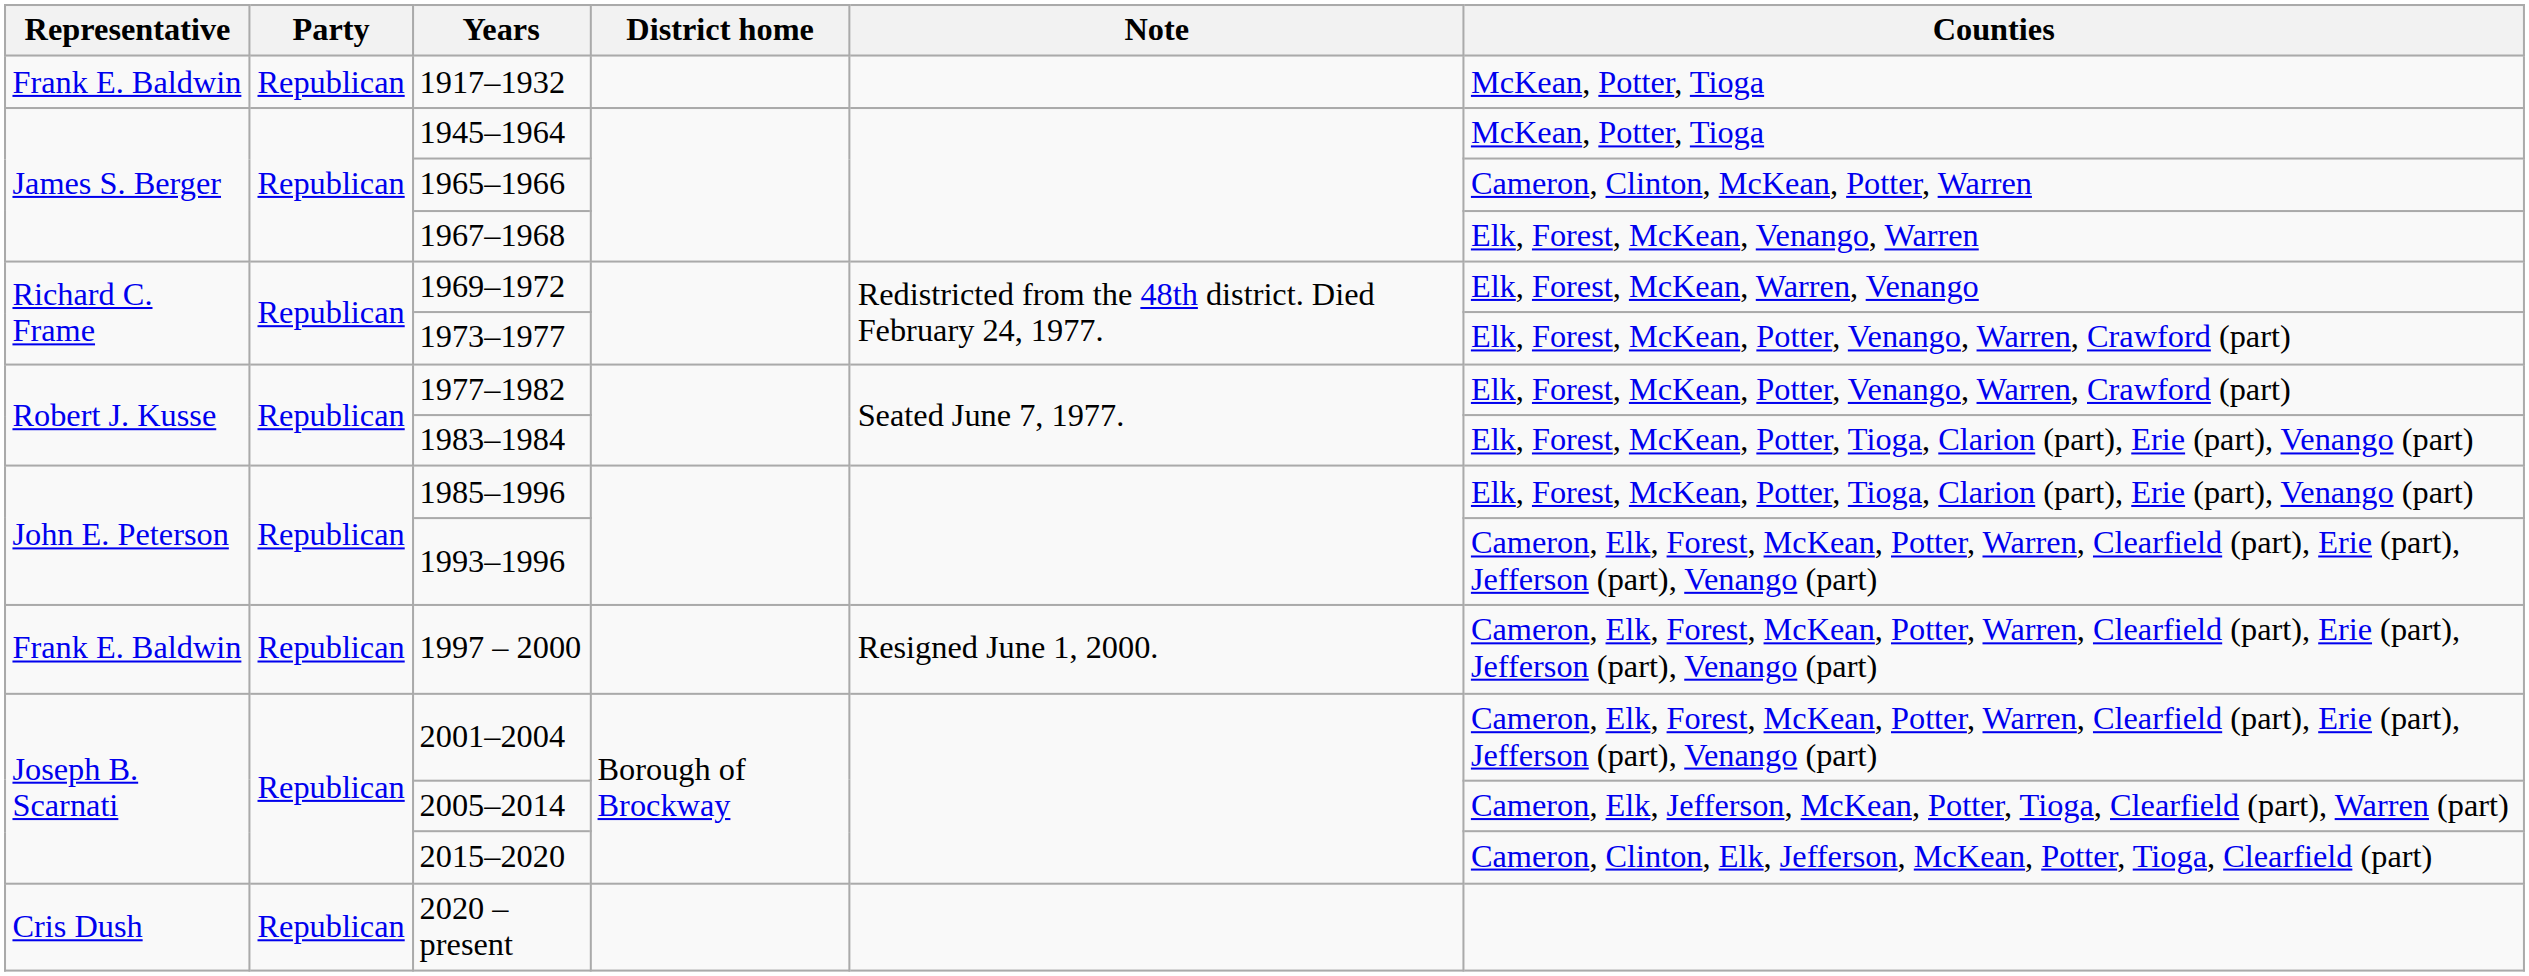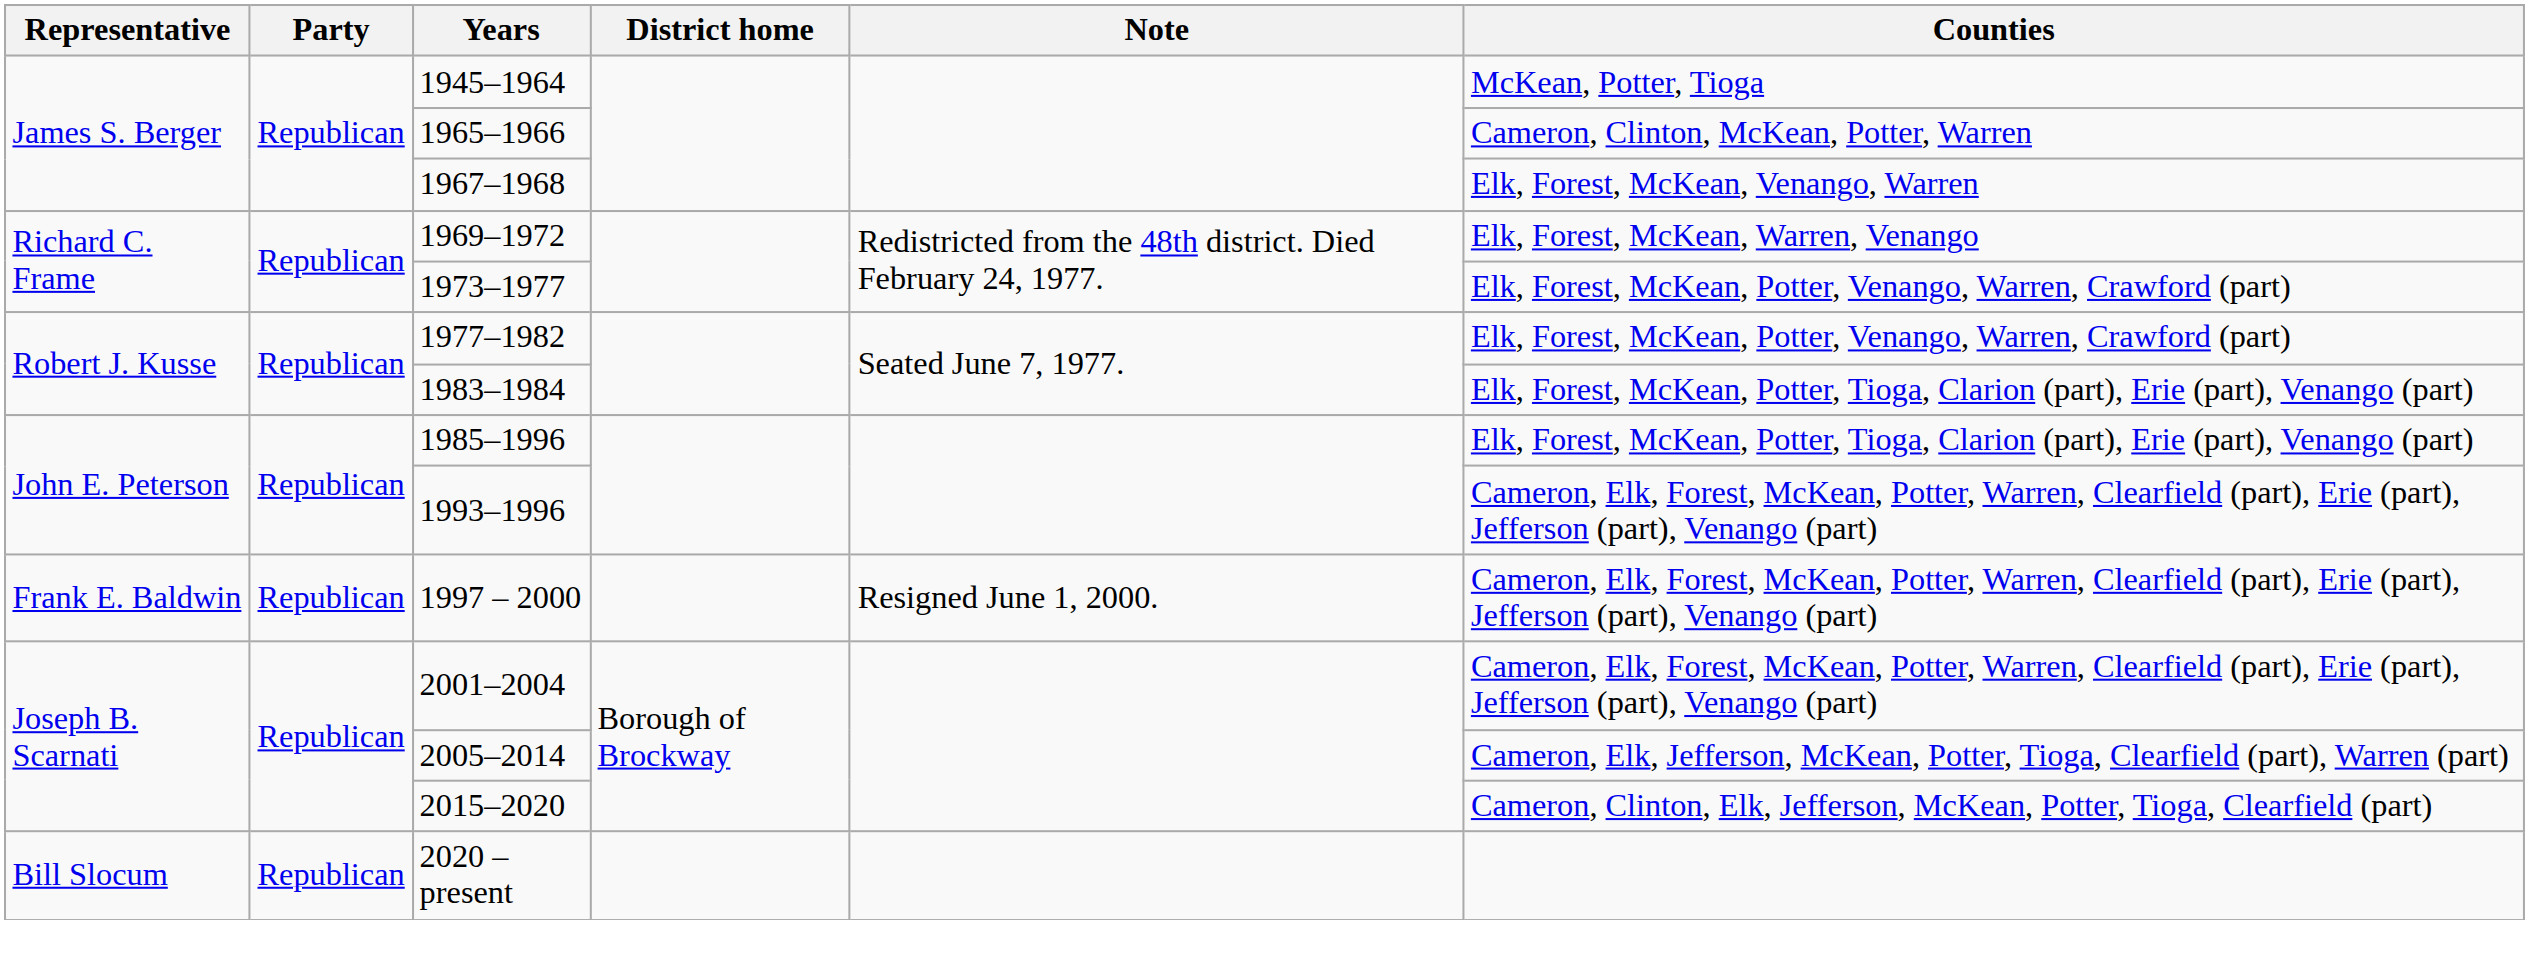- row: (492, 81)
(78, 926) Cris Dush -> (90, 874) Bill Slocum
